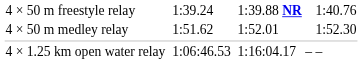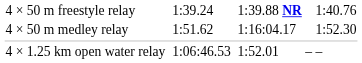(258, 29) 1:52.01 -> (267, 29) 1:16:04.17
(267, 52) 1:16:04.17 -> (258, 52) 1:52.01
